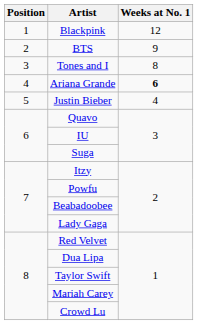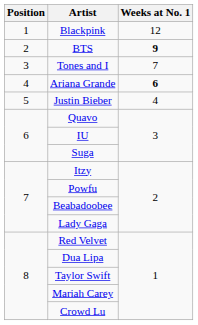(155, 48) normal -> (155, 48) bold
(155, 65) 8 -> (155, 65) 7
